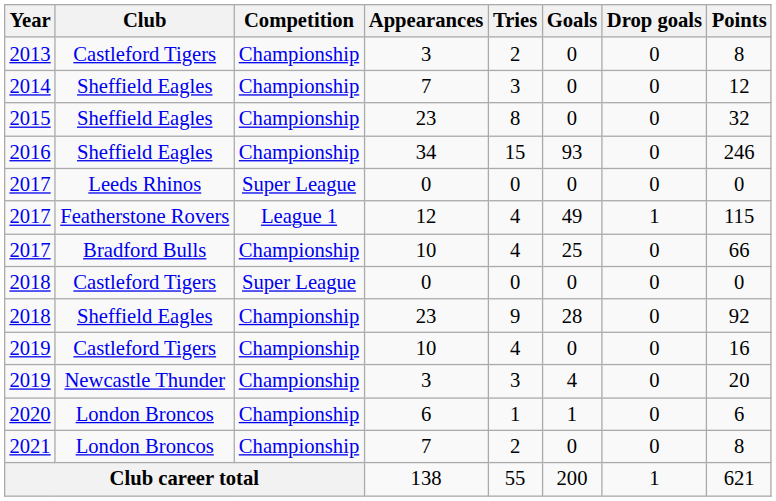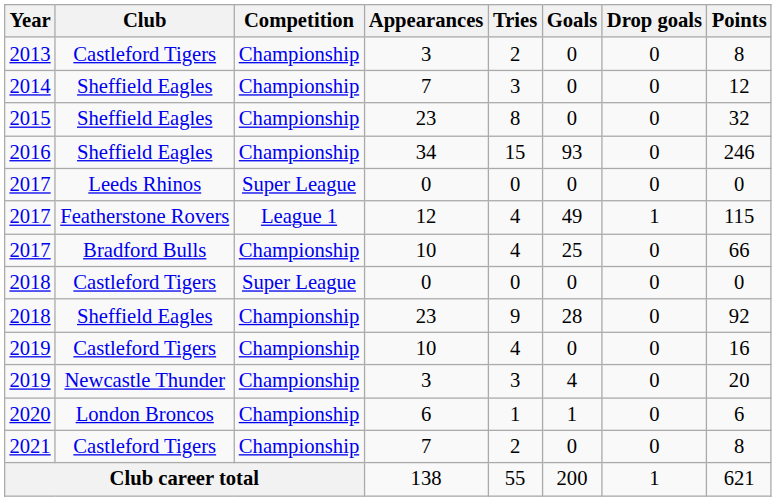(145, 446) London Broncos -> (145, 446) Castleford Tigers
